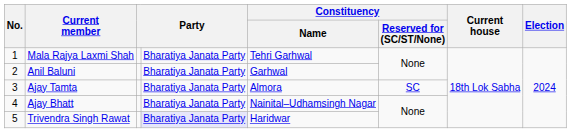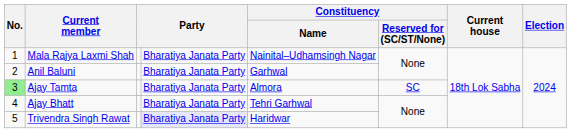(281, 55) Tehri Garhwal -> (313, 55) Nainital–Udhamsingh Nagar
(15, 87) no background -> (15, 87) lightgreen background
(313, 103) Nainital–Udhamsingh Nagar -> (281, 103) Tehri Garhwal
